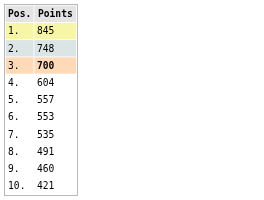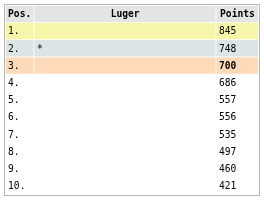+ column: (125, 14)
(46, 83) 604 -> (228, 83) 686
(46, 117) 553 -> (228, 117) 556
(46, 152) 491 -> (228, 152) 497
